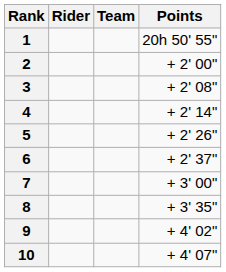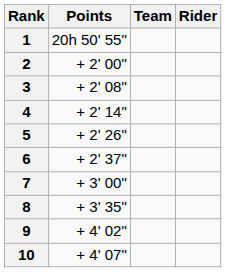columns swapped: (71, 16) <-> (180, 16)
